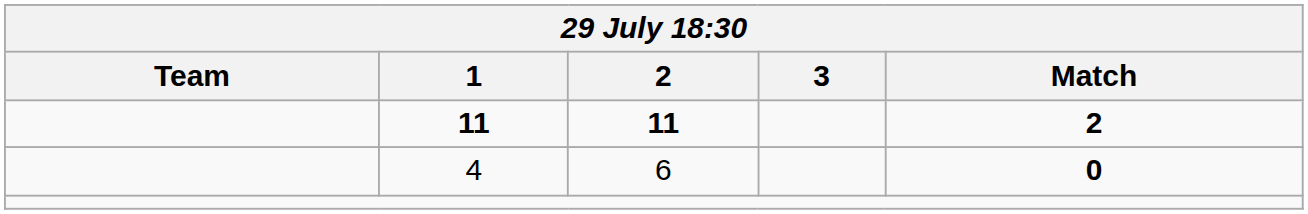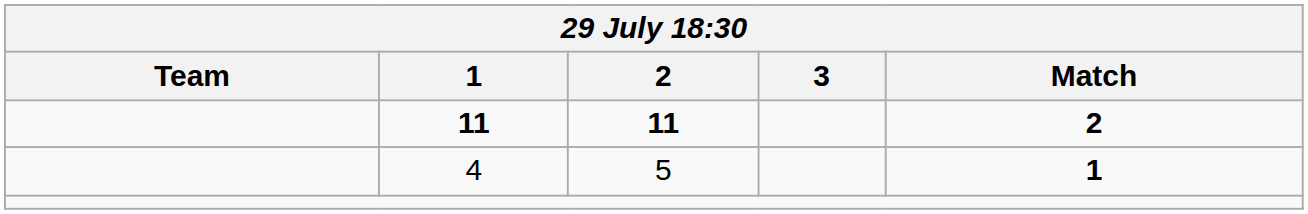(663, 170) 6 -> (663, 170) 5
(1094, 170) 0 -> (1094, 170) 1
